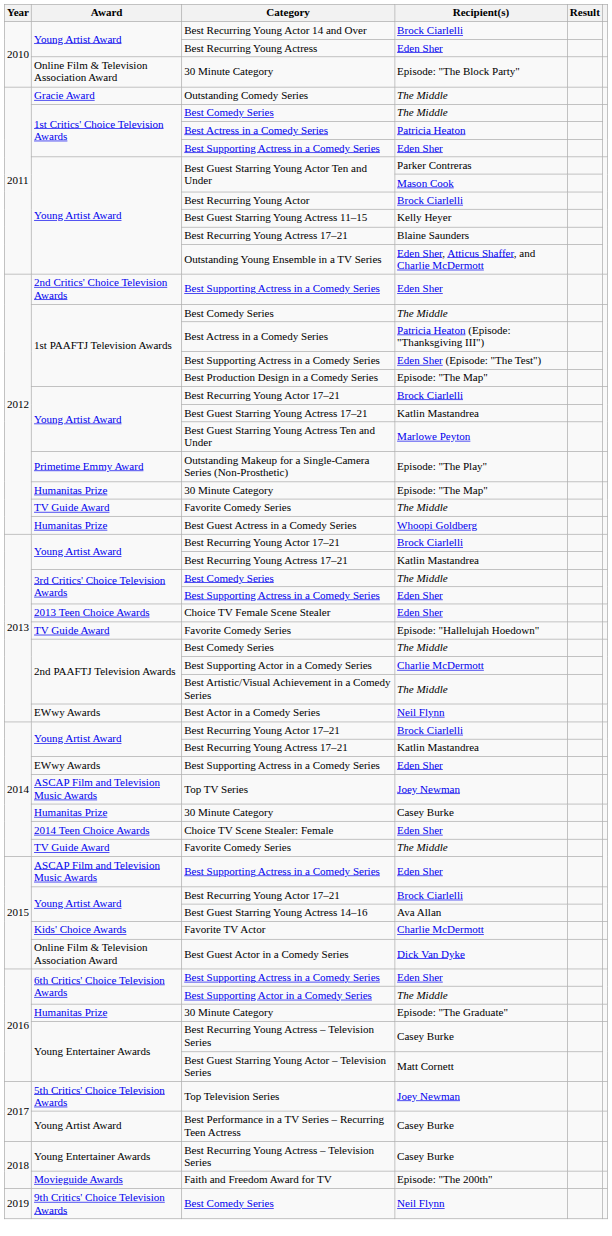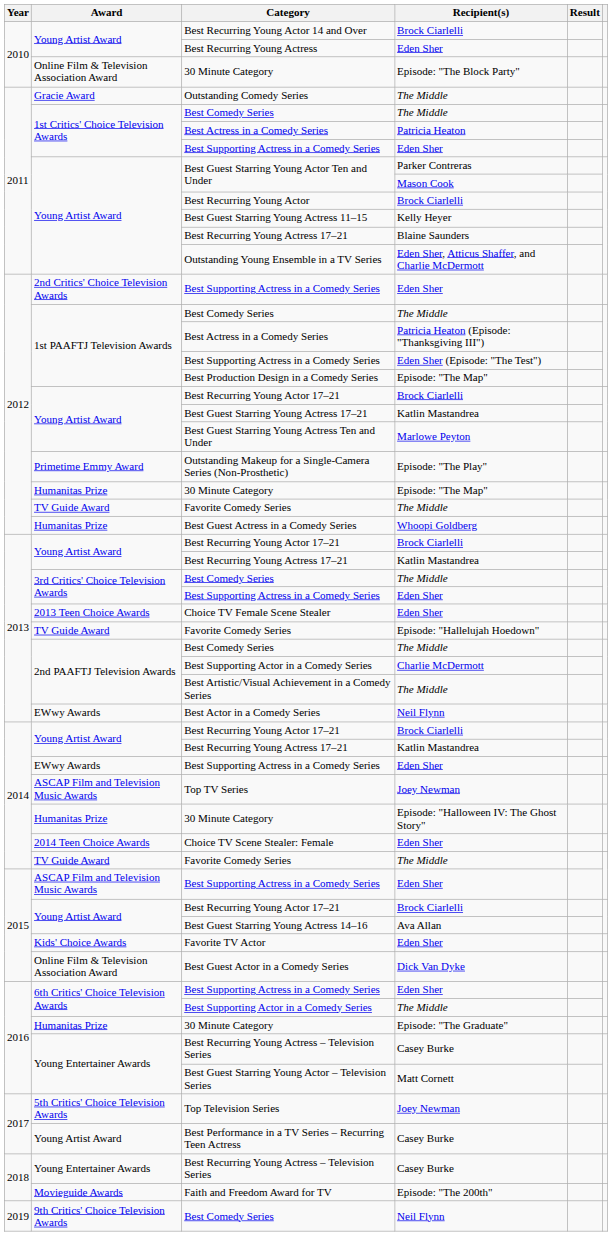(425, 812) Casey Burke -> (477, 819) Episode: "Halloween IV: The Ghost Story"
(440, 930) Charlie McDermott -> (420, 942) Eden Sher
